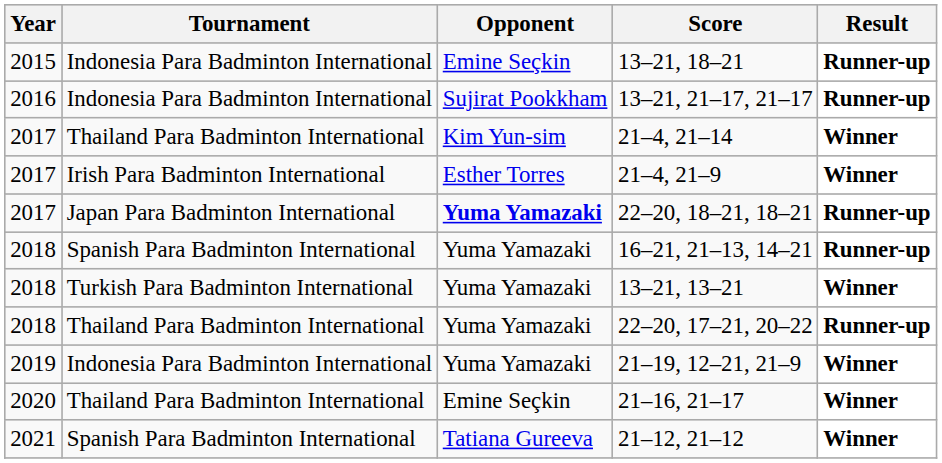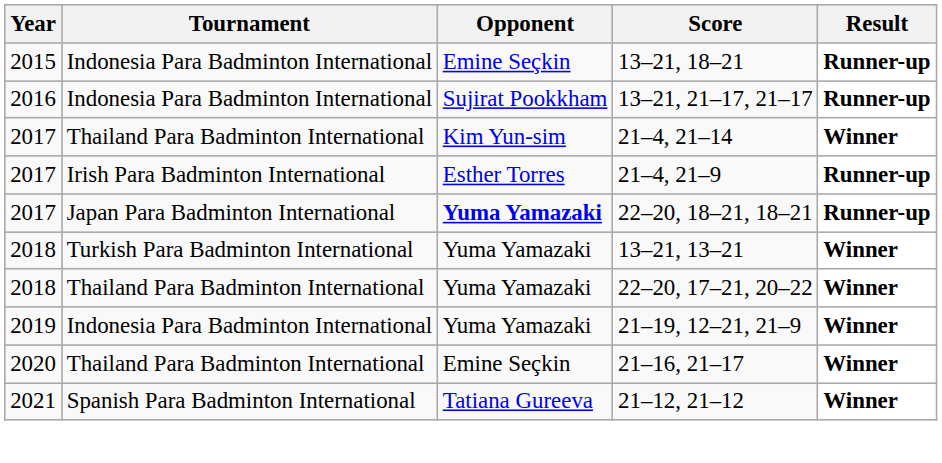(861, 174) Winner -> (877, 174) Runner-up
- row: (715, 250)
(877, 325) Runner-up -> (861, 288) Winner
